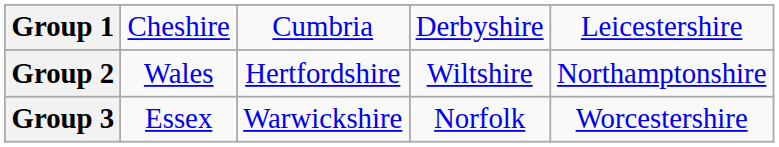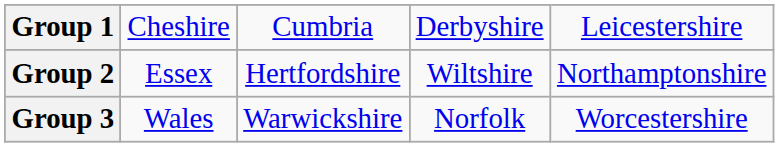(179, 73) Wales -> (179, 73) Essex
(179, 118) Essex -> (179, 118) Wales
